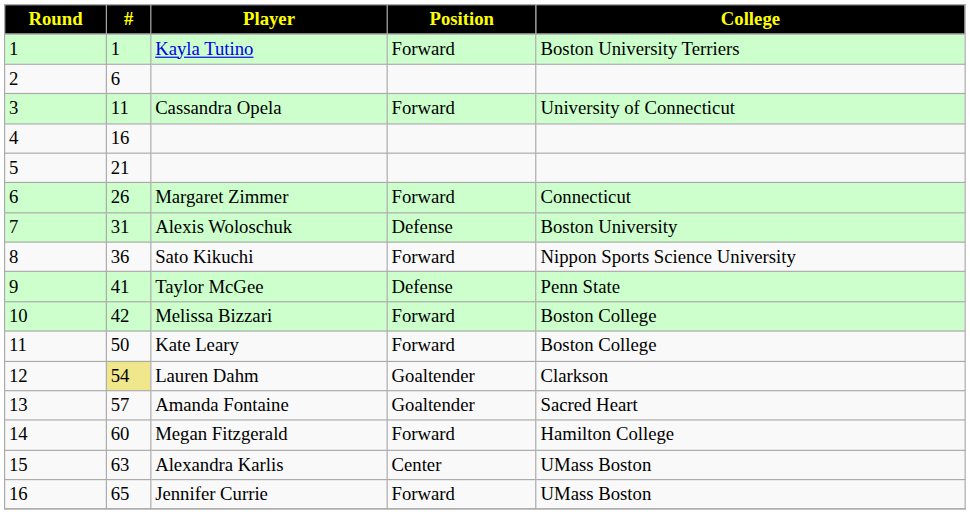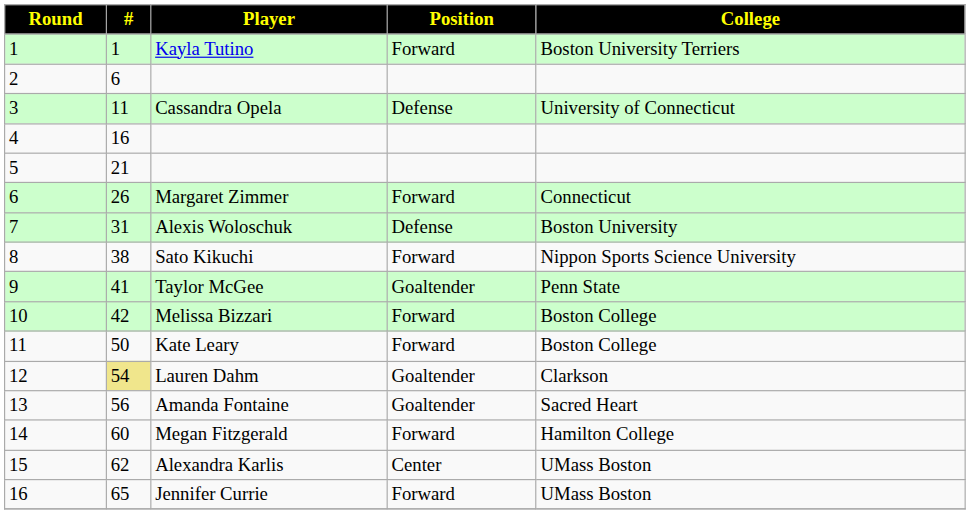(423, 108) Forward -> (422, 108) Defense
(120, 256) 36 -> (120, 256) 38
(422, 286) Defense -> (433, 286) Goaltender
(120, 405) 57 -> (120, 405) 56
(120, 464) 63 -> (120, 464) 62
